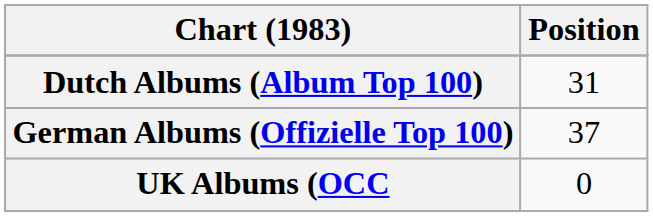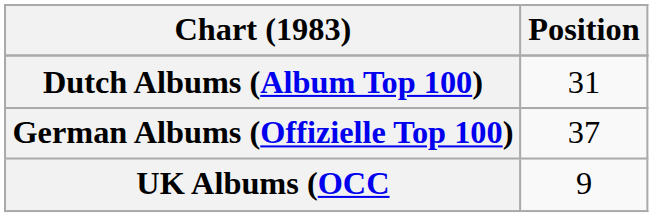(584, 183) 0 -> (584, 183) 9
